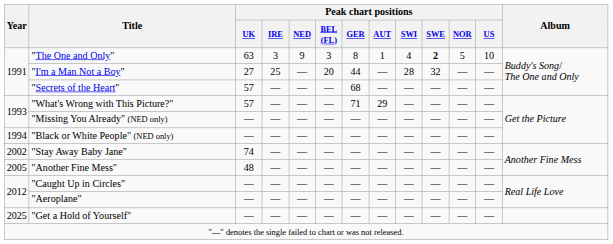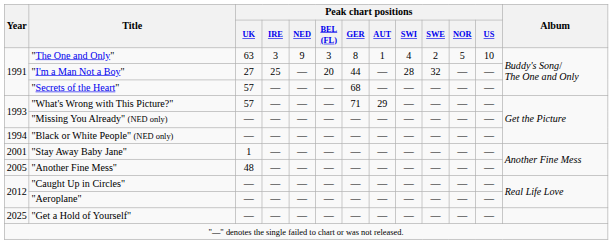(436, 55) bold -> (436, 55) normal
(17, 151) 2002 -> (17, 151) 2001
(249, 151) 74 -> (249, 151) 1
